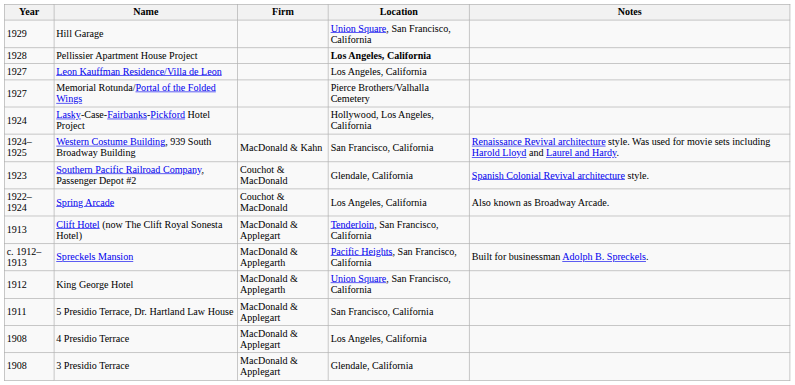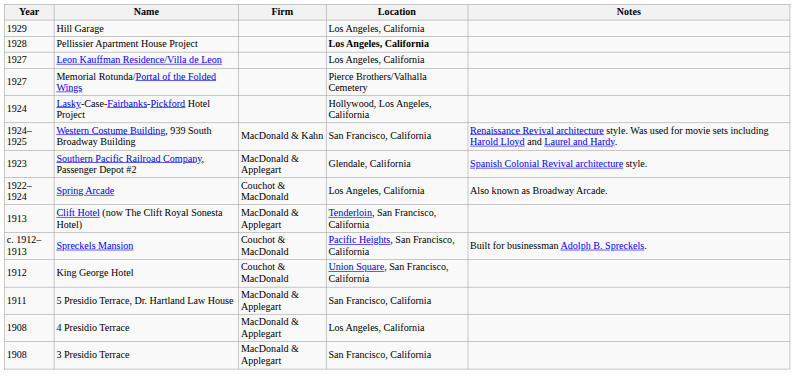(391, 34) Union Square, San Francisco, California -> (376, 28) Los Angeles, California
(264, 175) Couchot & MacDonald -> (270, 164) MacDonald & Applegart
(269, 257) MacDonald & Applegarth -> (265, 246) Couchot & MacDonald
(269, 284) MacDonald & Applegarth -> (265, 273) Couchot & MacDonald
(372, 366) Glendale, California -> (380, 355) San Francisco, California
